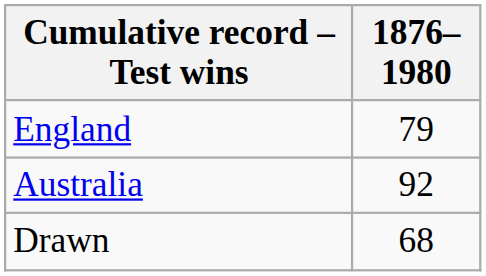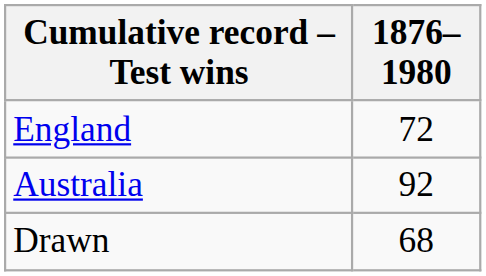(416, 128) 79 -> (416, 128) 72
